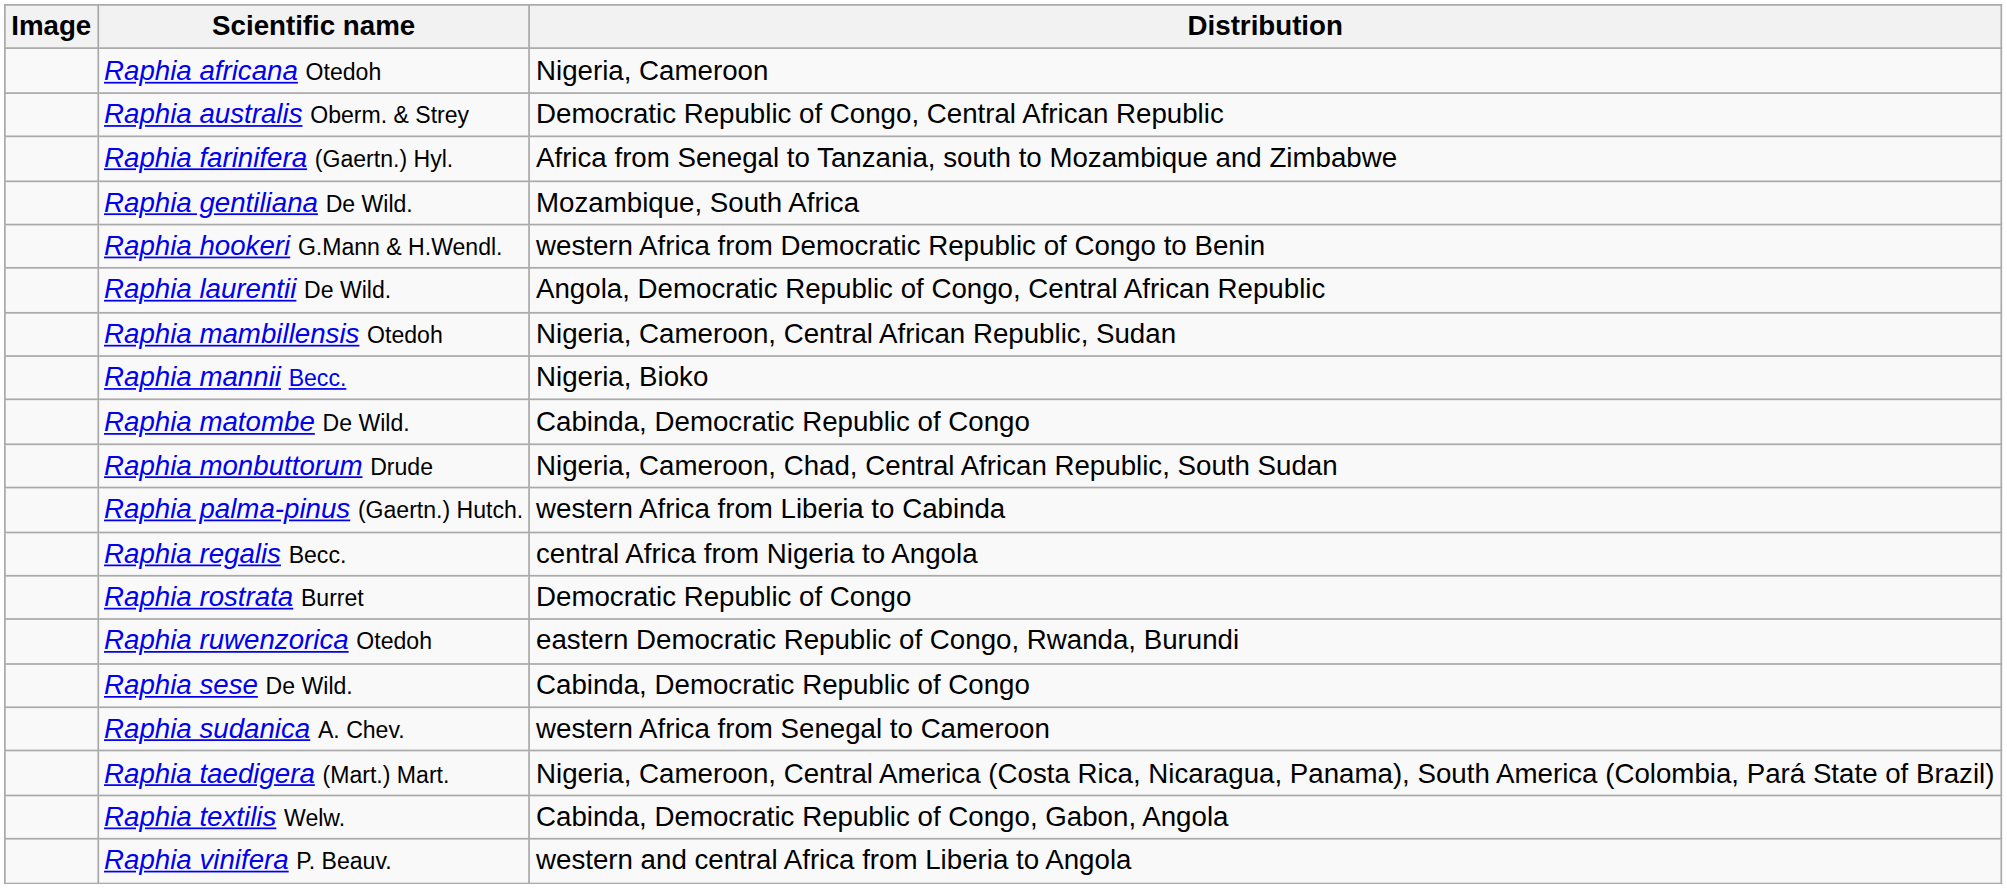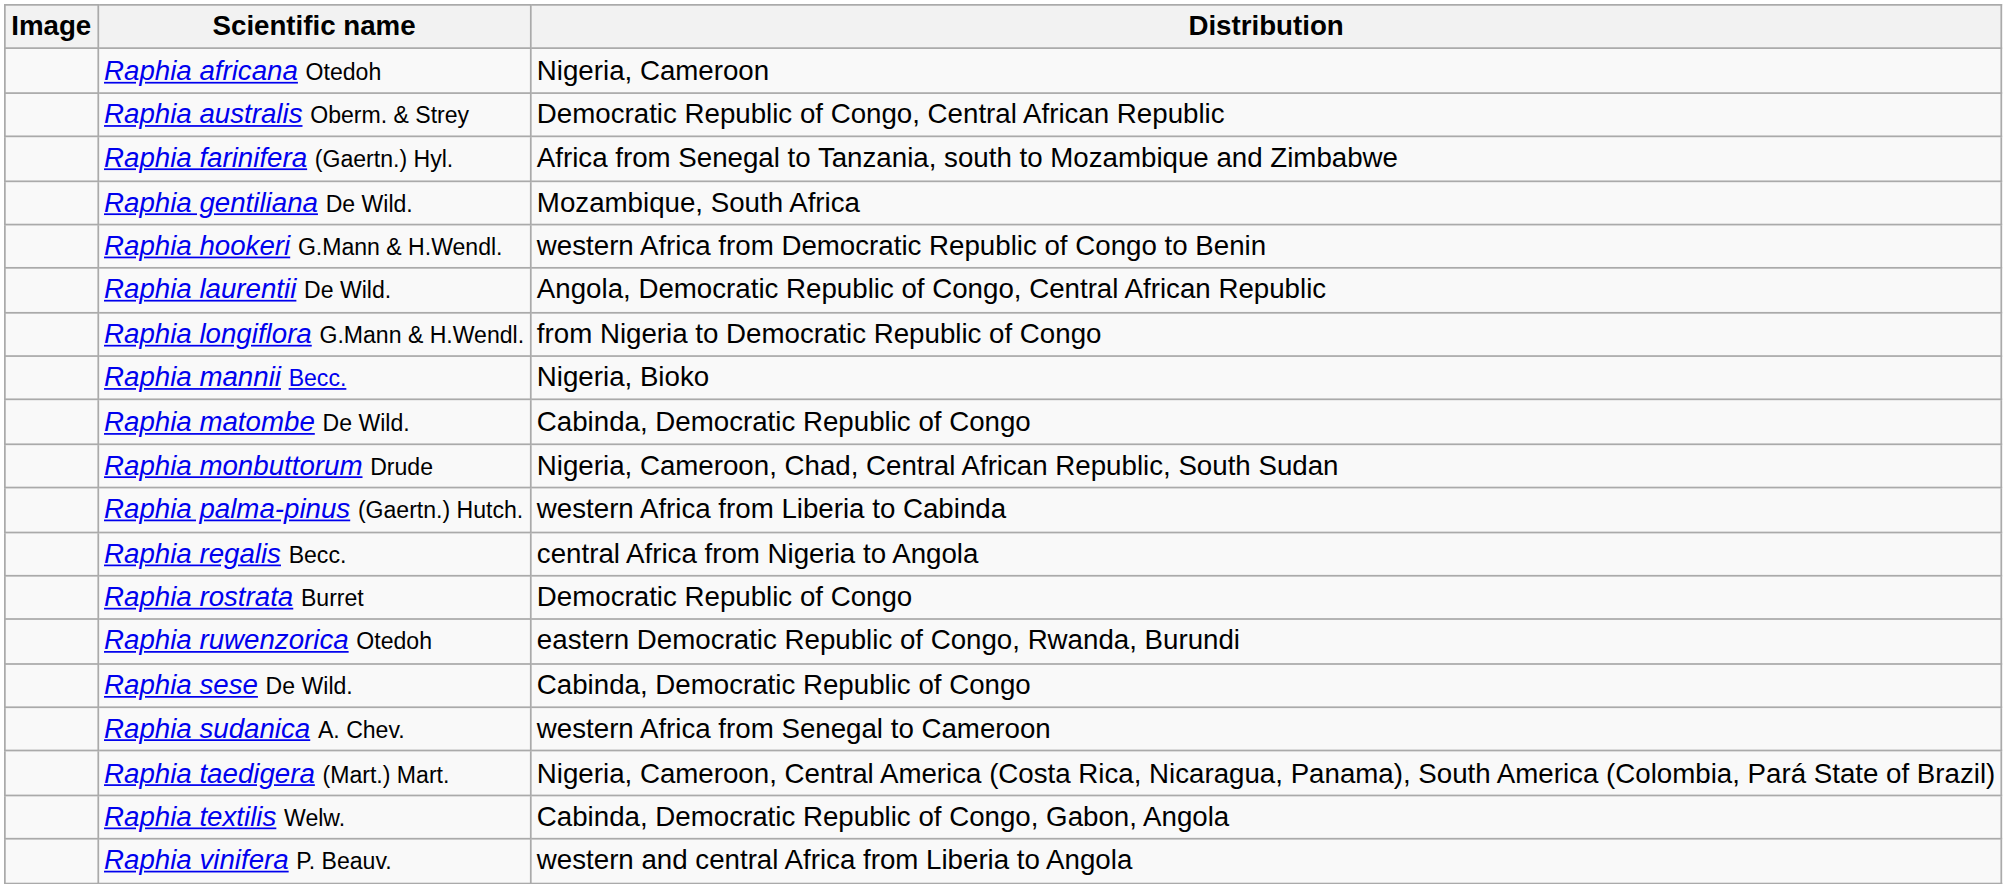+ row: (314, 333)
- row: (273, 333)
